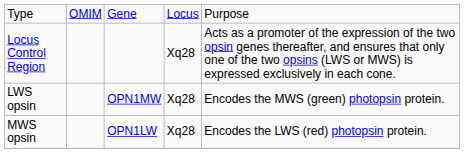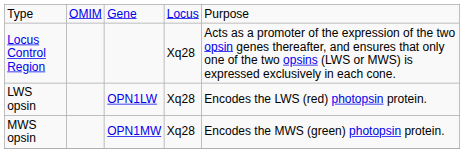(134, 99) OPN1MW -> (132, 99) OPN1LW
(324, 99) Encodes the MWS (green) photopsin protein. -> (316, 99) Encodes the LWS (red) photopsin protein.
(132, 131) OPN1LW -> (134, 131) OPN1MW
(316, 131) Encodes the LWS (red) photopsin protein. -> (324, 131) Encodes the MWS (green) photopsin protein.
